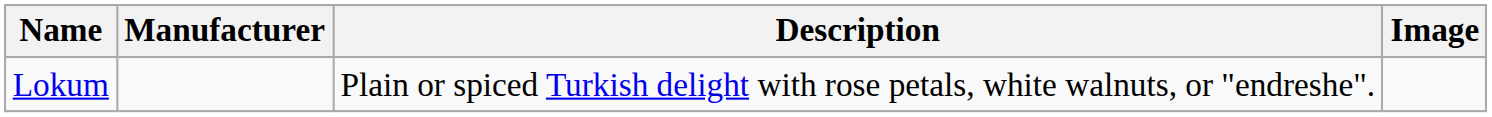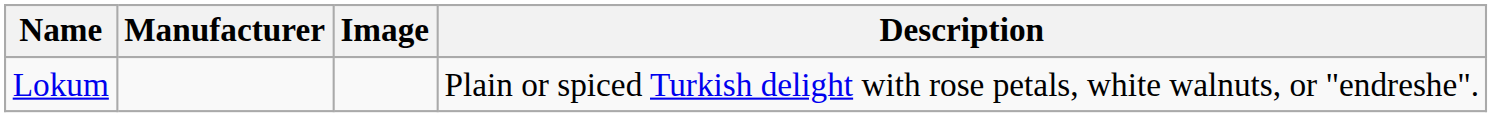columns swapped: (1435, 30) <-> (858, 30)
